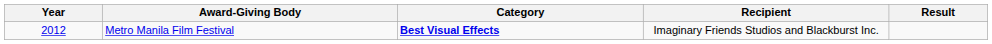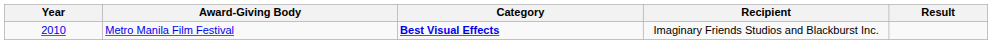(53, 30) 2012 -> (53, 30) 2010
